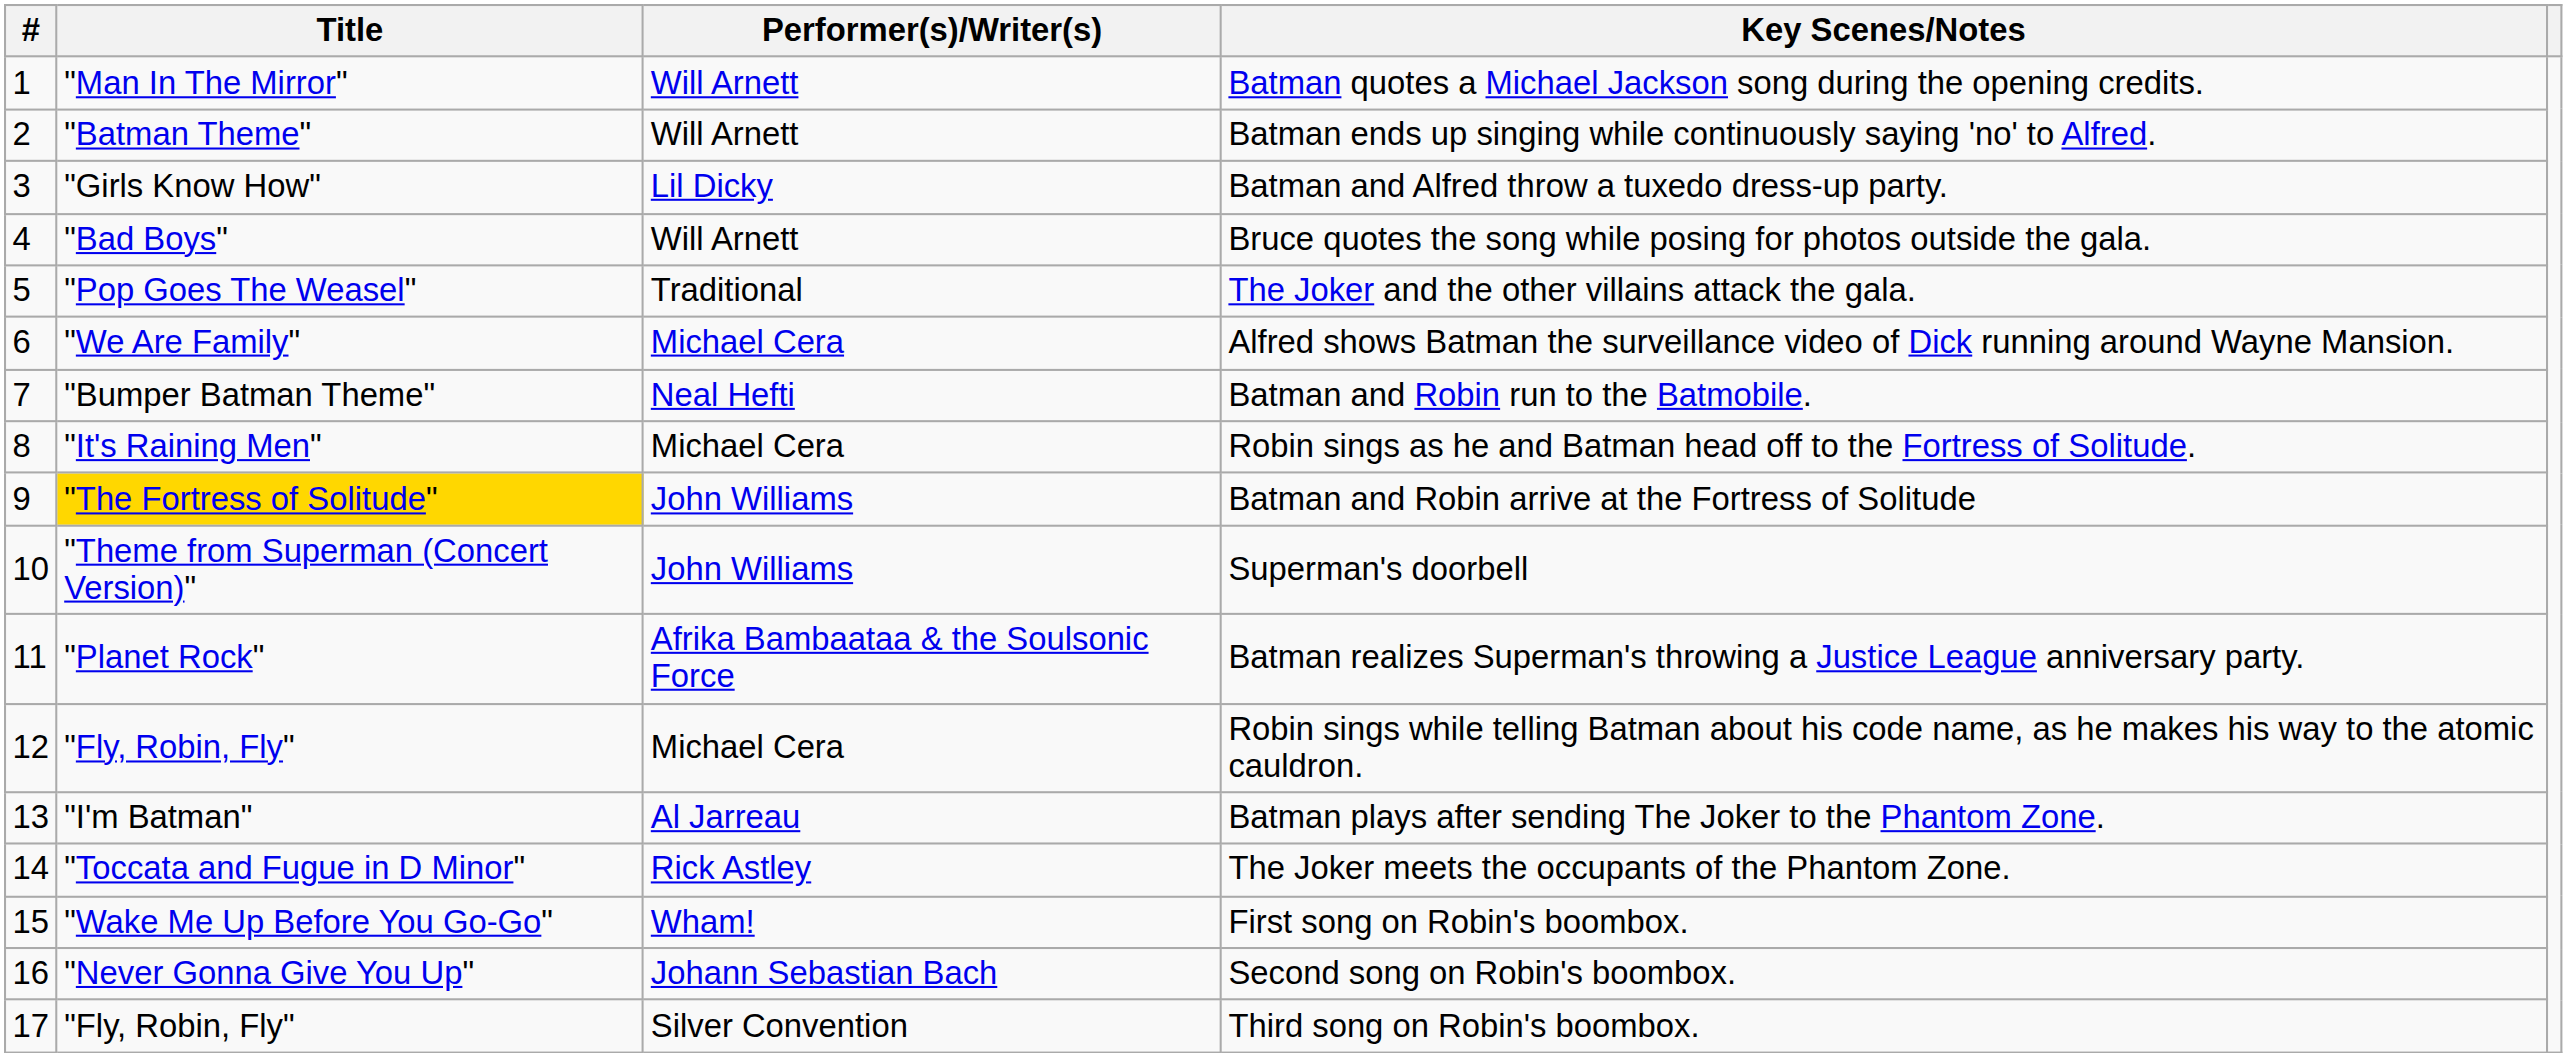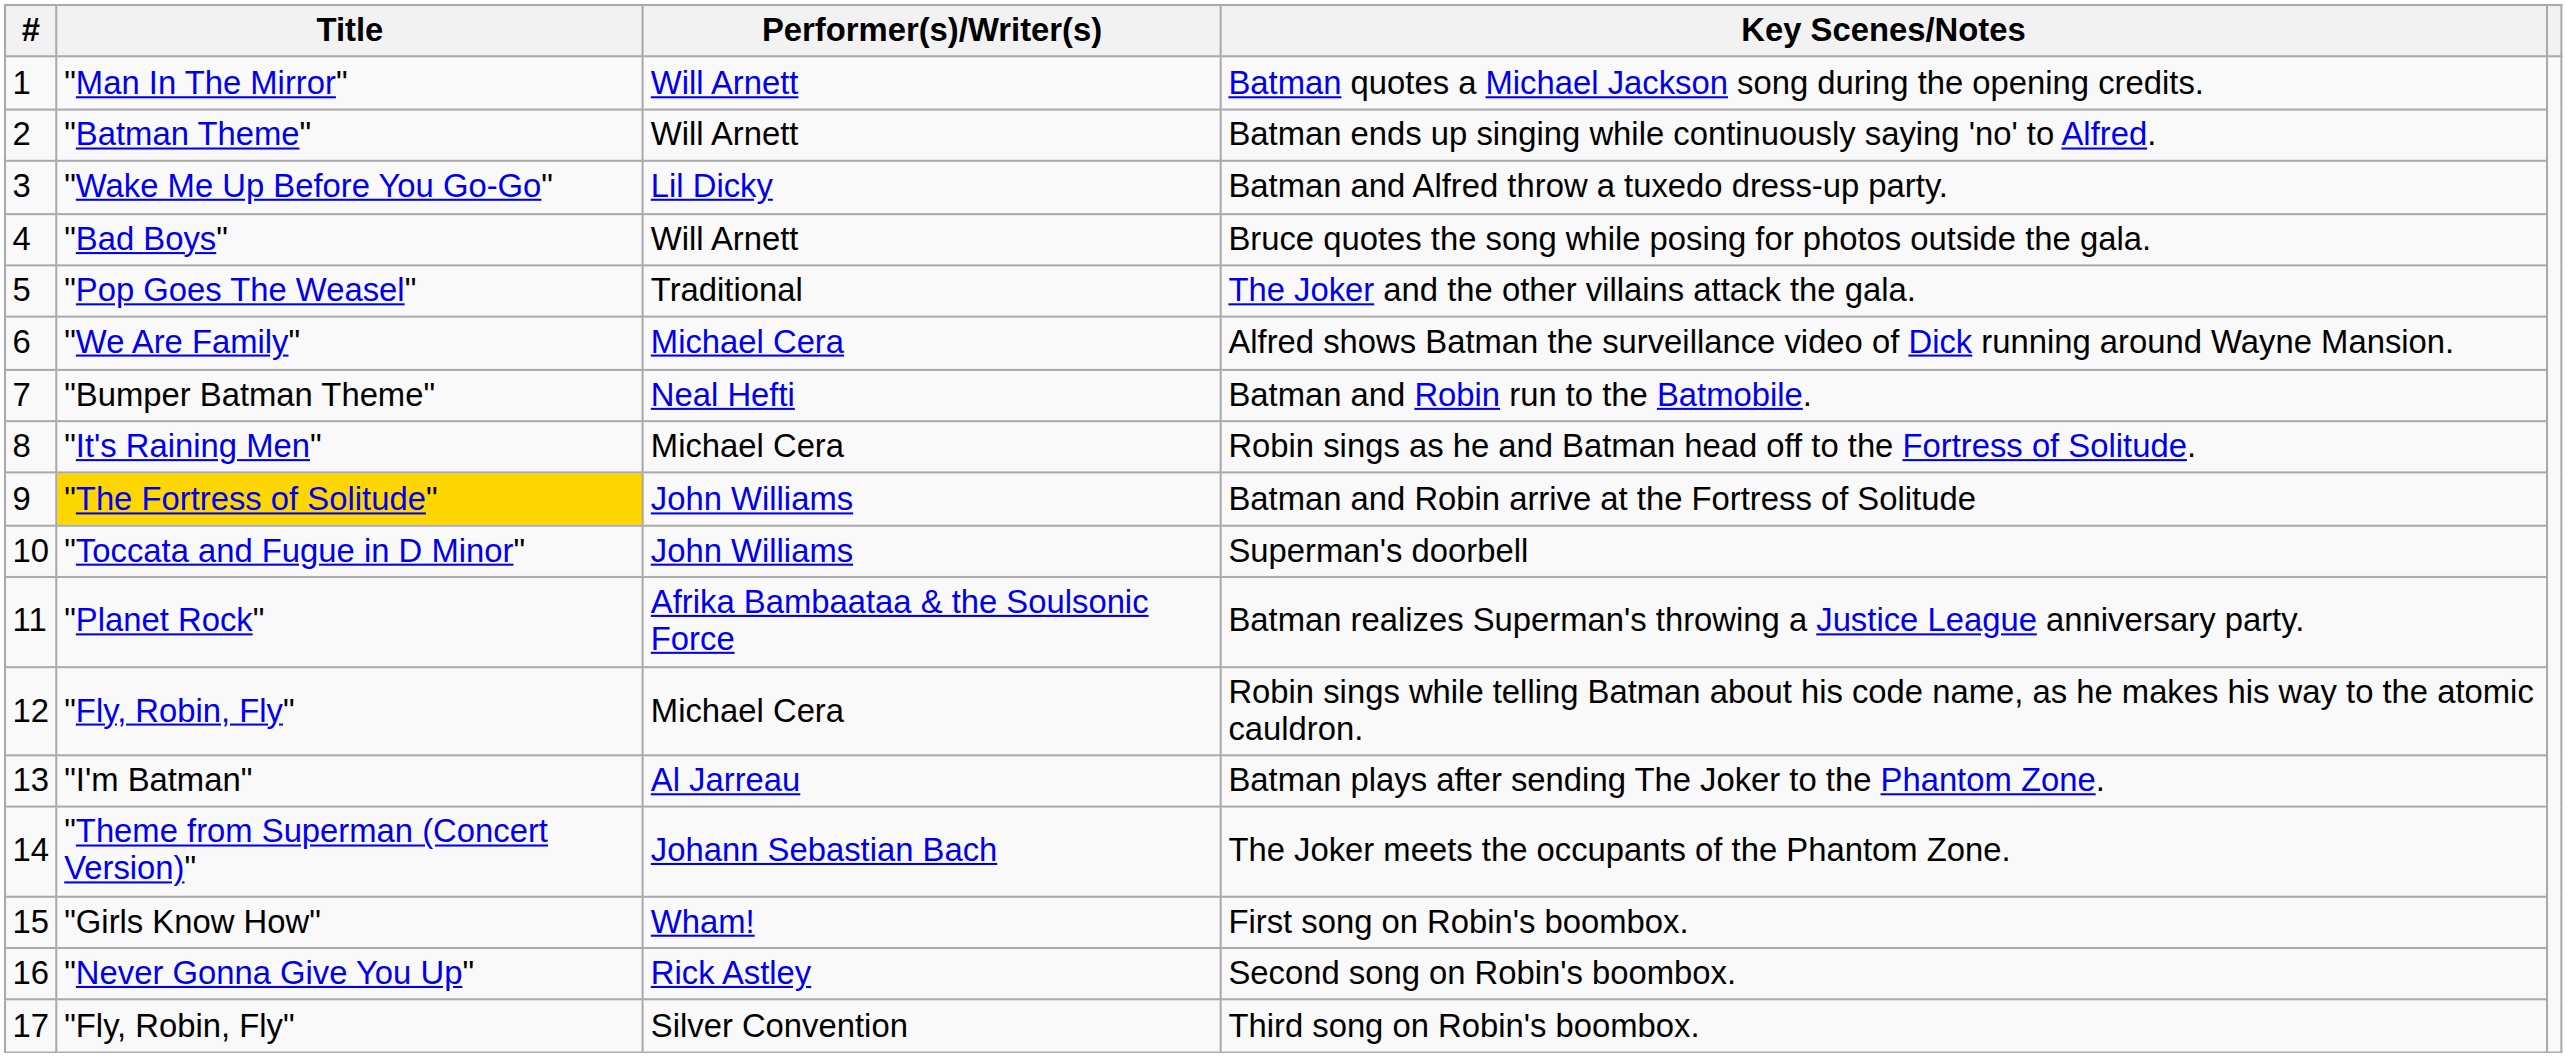(192, 186) "Girls Know How" -> (309, 186) "Wake Me Up Before You Go-Go"
(306, 569) "Theme from Superman (Concert Version)" -> (295, 550) "Toccata and Fugue in D Minor"
(295, 869) "Toccata and Fugue in D Minor" -> (306, 851) "Theme from Superman (Concert Version)"
(731, 869) Rick Astley -> (824, 851) Johann Sebastian Bach
(309, 921) "Wake Me Up Before You Go-Go" -> (192, 921) "Girls Know How"
(824, 973) Johann Sebastian Bach -> (731, 973) Rick Astley
